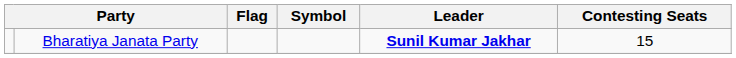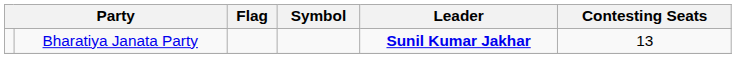(645, 41) 15 -> (645, 41) 13
